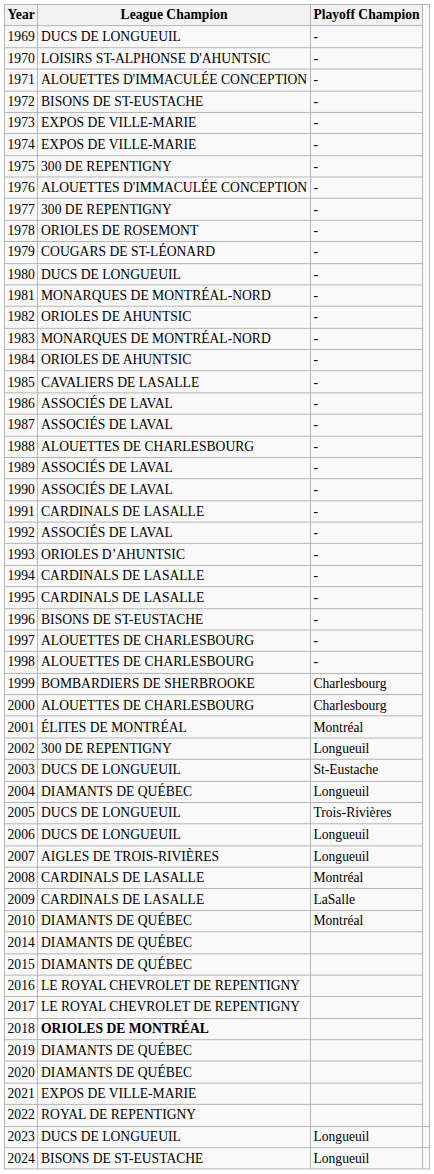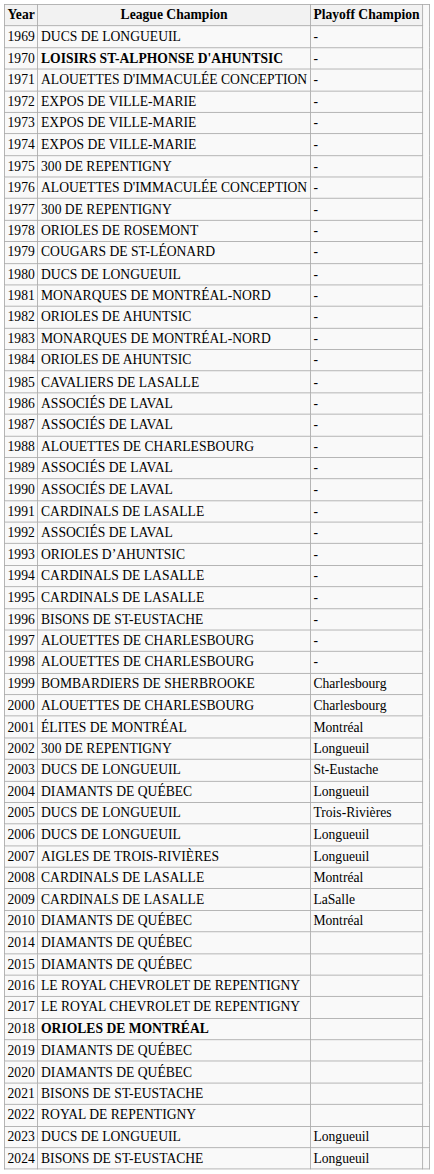(156, 58) normal -> (162, 58) bold
(122, 101) BISONS DE ST-EUSTACHE -> (119, 101) EXPOS DE VILLE-MARIE
(119, 1093) EXPOS DE VILLE-MARIE -> (122, 1093) BISONS DE ST-EUSTACHE
